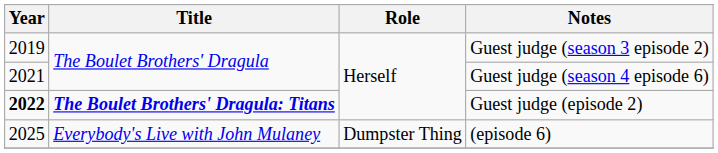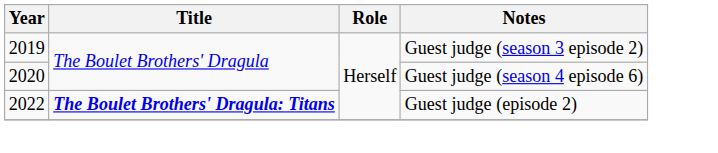(27, 76) 2021 -> (27, 76) 2020
(27, 104) bold -> (27, 104) normal
- row: (511, 133)
